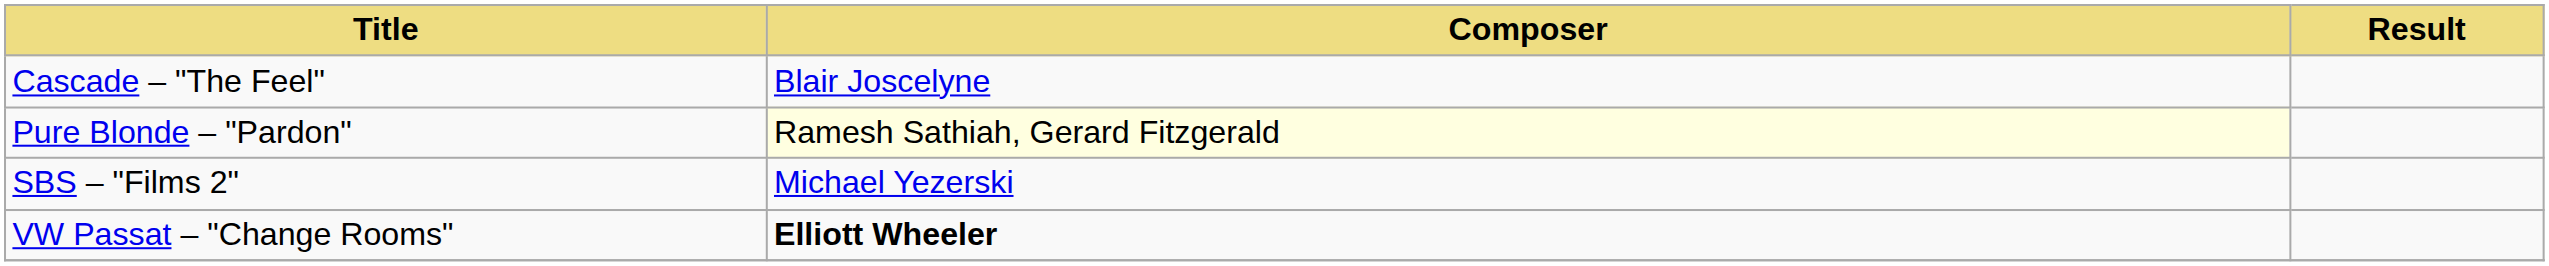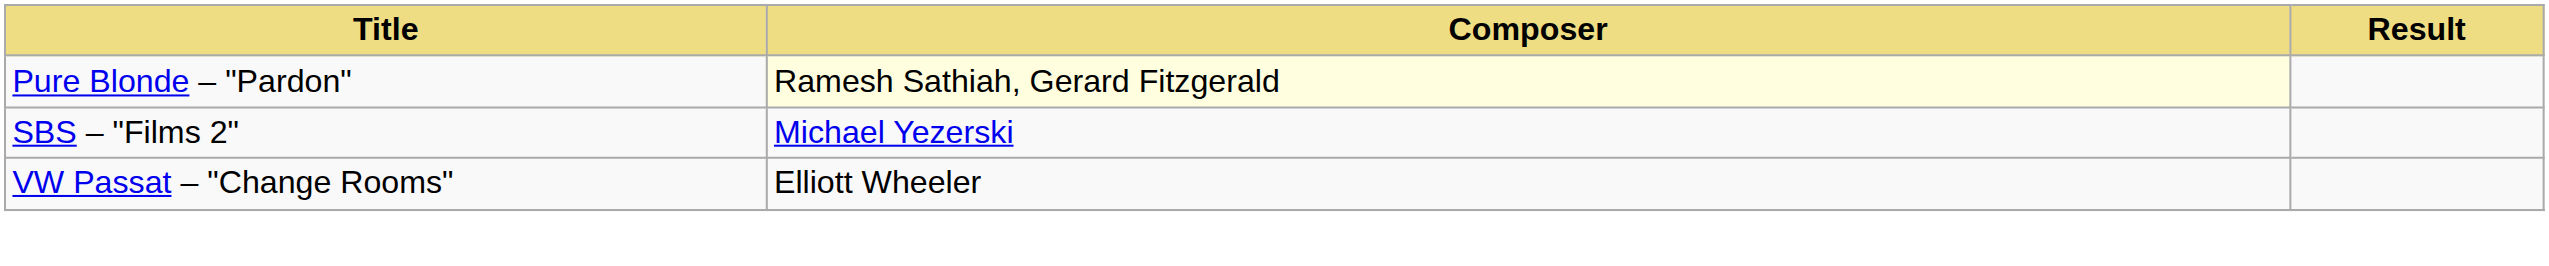- row: (169, 81)
(886, 234) bold -> (878, 183) normal
